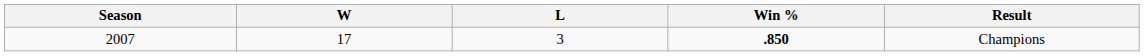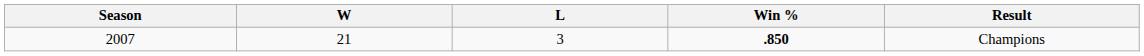(344, 39) 17 -> (344, 39) 21
